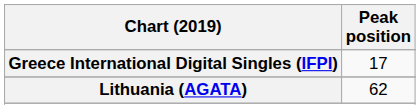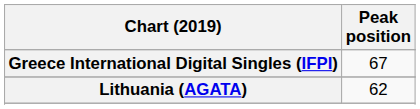(378, 63) 17 -> (378, 63) 67
